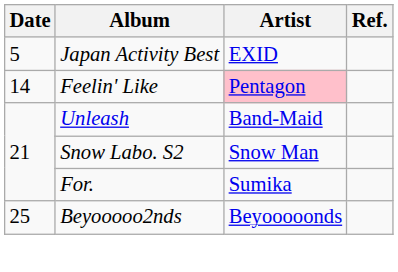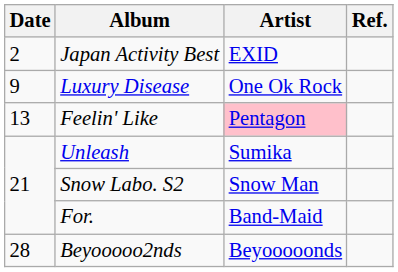(15, 53) 5 -> (15, 53) 2
+ row: (125, 86)
(20, 86) 14 -> (20, 119) 13
(276, 119) Band-Maid -> (260, 151) Sumika
(260, 184) Sumika -> (276, 217) Band-Maid
(20, 217) 25 -> (20, 250) 28
